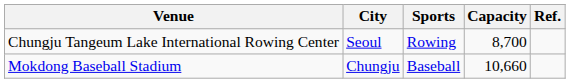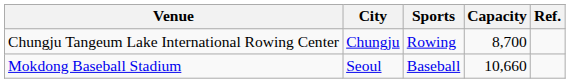(364, 41) Seoul -> (373, 41) Chungju
(373, 66) Chungju -> (364, 66) Seoul
